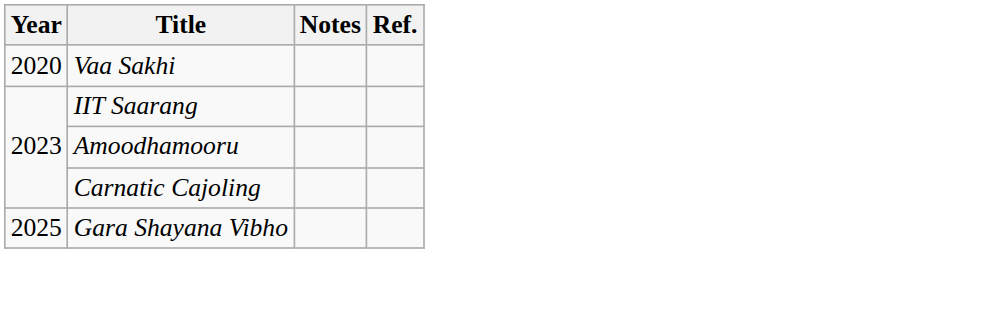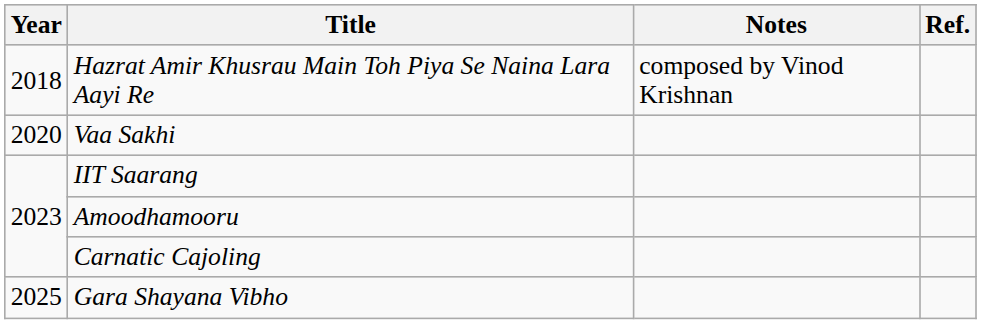+ row: (342, 79)
